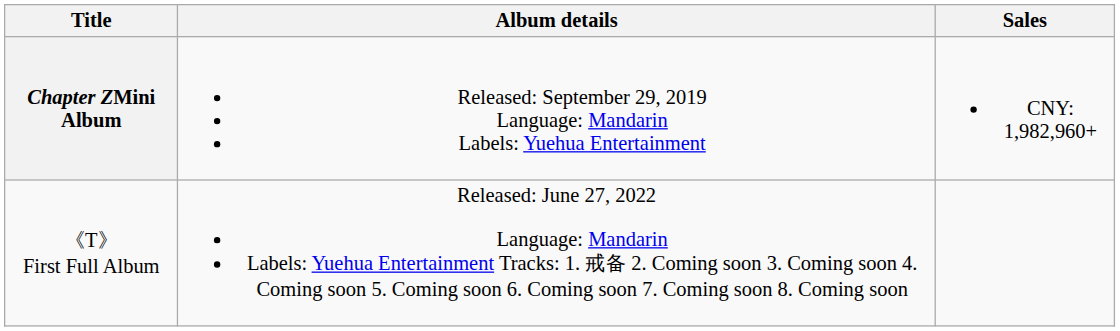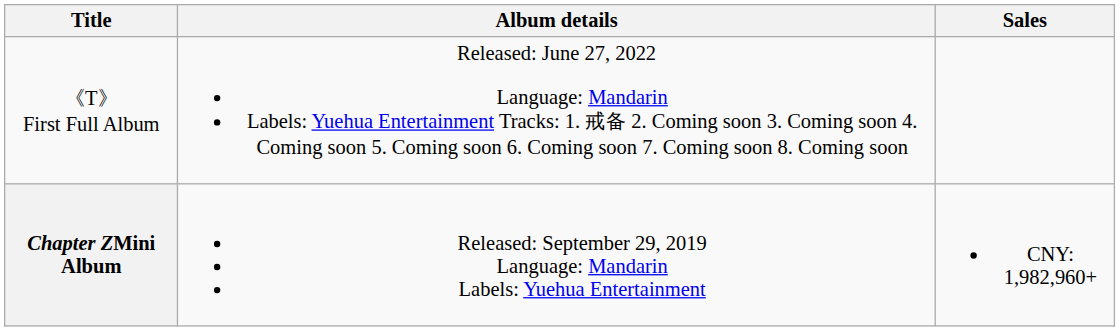rows swapped: (91, 108) <-> (91, 253)
